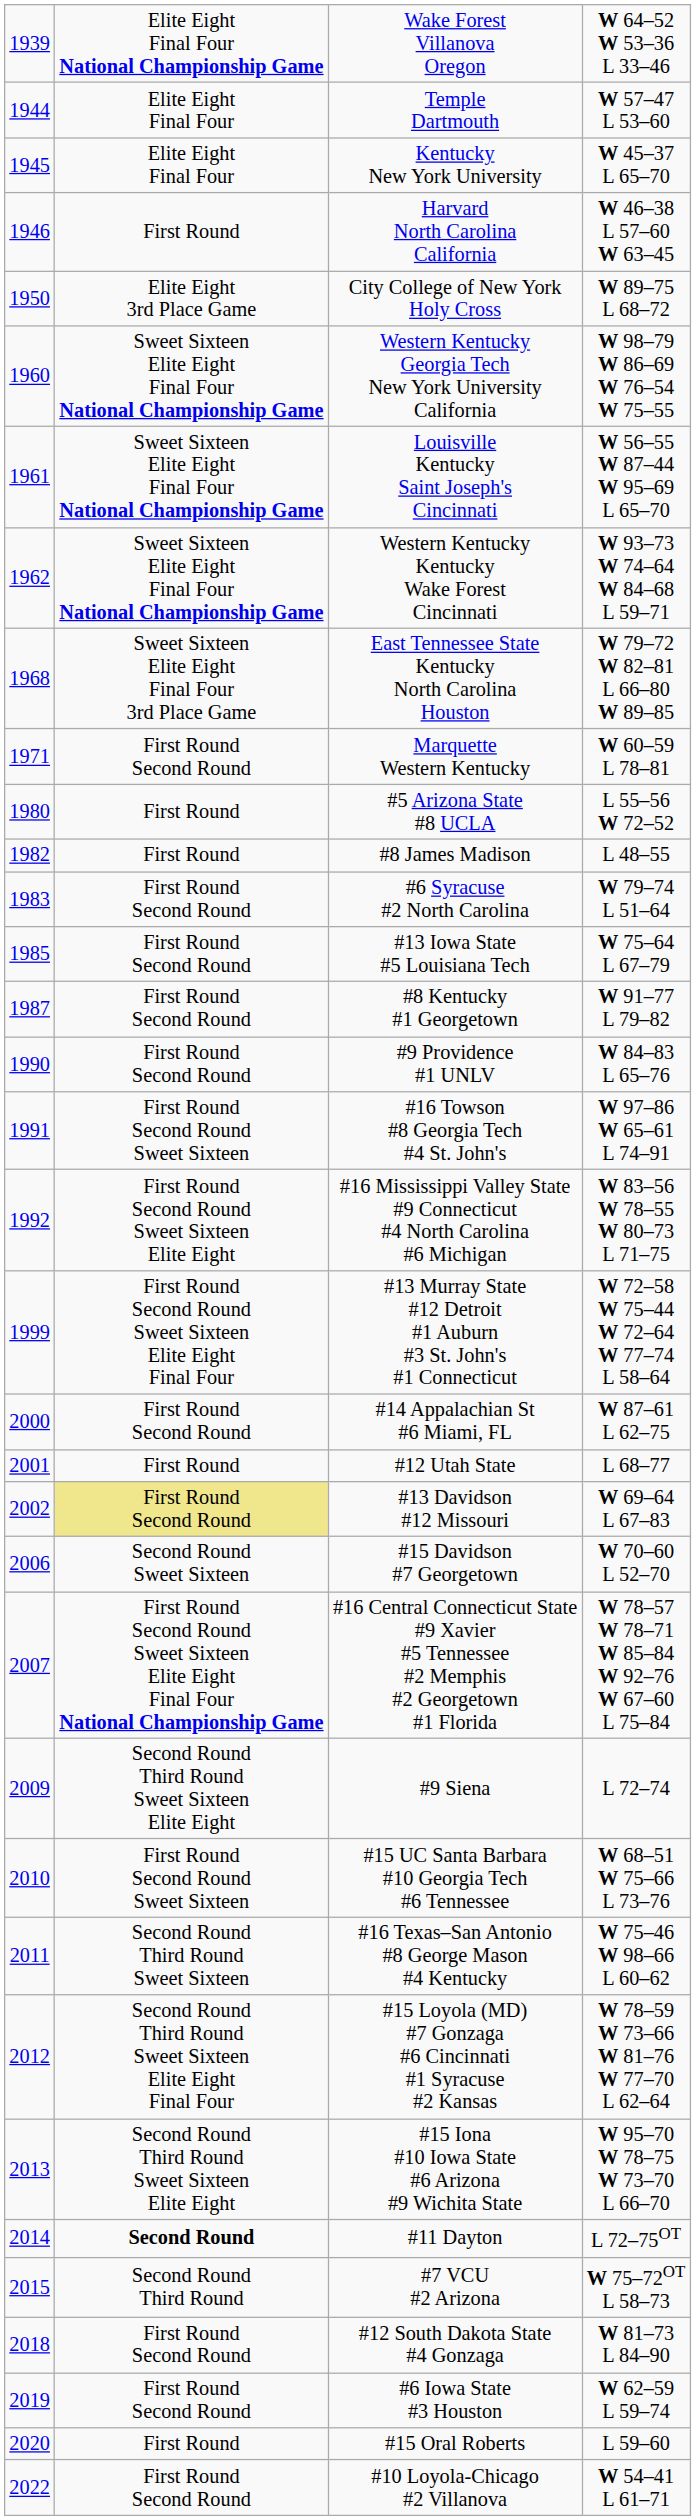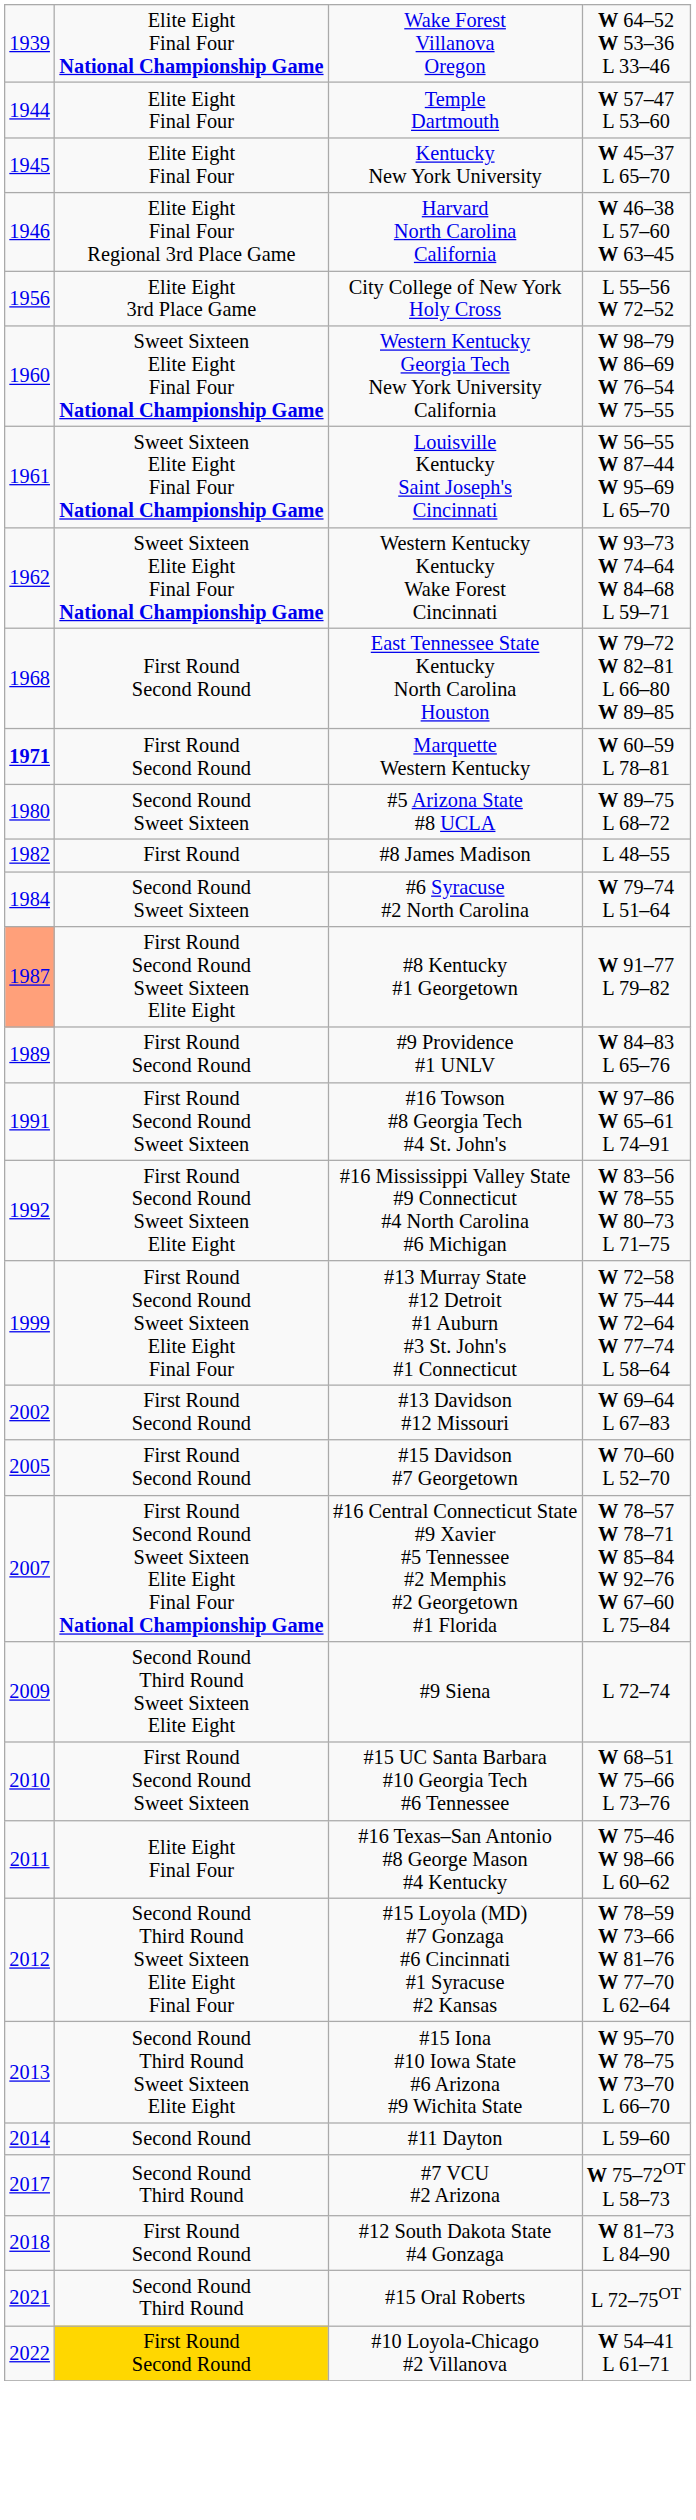(191, 231) First Round -> (191, 231) Elite Eight Final Four Regional 3rd Place Game
(30, 298) 1950 -> (30, 298) 1956
(636, 298) W 89–75 L 68–72 -> (636, 298) L 55–56 W 72–52
(191, 678) Sweet Sixteen Elite Eight Final Four 3rd Place Game -> (191, 678) First Round Second Round
(30, 756) normal -> (30, 756) bold
(191, 811) First Round -> (191, 811) Second Round Sweet Sixteen
(636, 811) L 55–56 W 72–52 -> (636, 811) W 89–75 L 68–72
(30, 898) 1983 -> (30, 898) 1984
(191, 898) First Round Second Round -> (191, 898) Second Round Sweet Sixteen
- row: (455, 953)
(30, 1008) no background -> (30, 976) lightsalmon background
(191, 1008) First Round Second Round -> (191, 976) First Round Second Round Sweet Sixteen Elite Eight
(30, 1064) 1990 -> (30, 1054) 1989
- row: (455, 1421)
- row: (455, 1465)
(191, 1508) khaki background -> (191, 1412) no background
(30, 1563) 2006 -> (30, 1467) 2005
(191, 1563) Second Round Sweet Sixteen -> (191, 1467) First Round Second Round
(191, 1955) Second Round Third Round Sweet Sixteen -> (191, 1859) Elite Eight Final Four
(191, 2238) bold -> (191, 2138) normal
(636, 2238) L 72–75OT -> (636, 2138) L 59–60
(30, 2287) 2015 -> (30, 2185) 2017
- row: (455, 2400)
(30, 2443) 2020 -> (30, 2297) 2021
(191, 2443) First Round -> (191, 2297) Second Round Third Round
(636, 2443) L 59–60 -> (636, 2297) L 72–75OT
(191, 2487) no background -> (191, 2353) gold background
